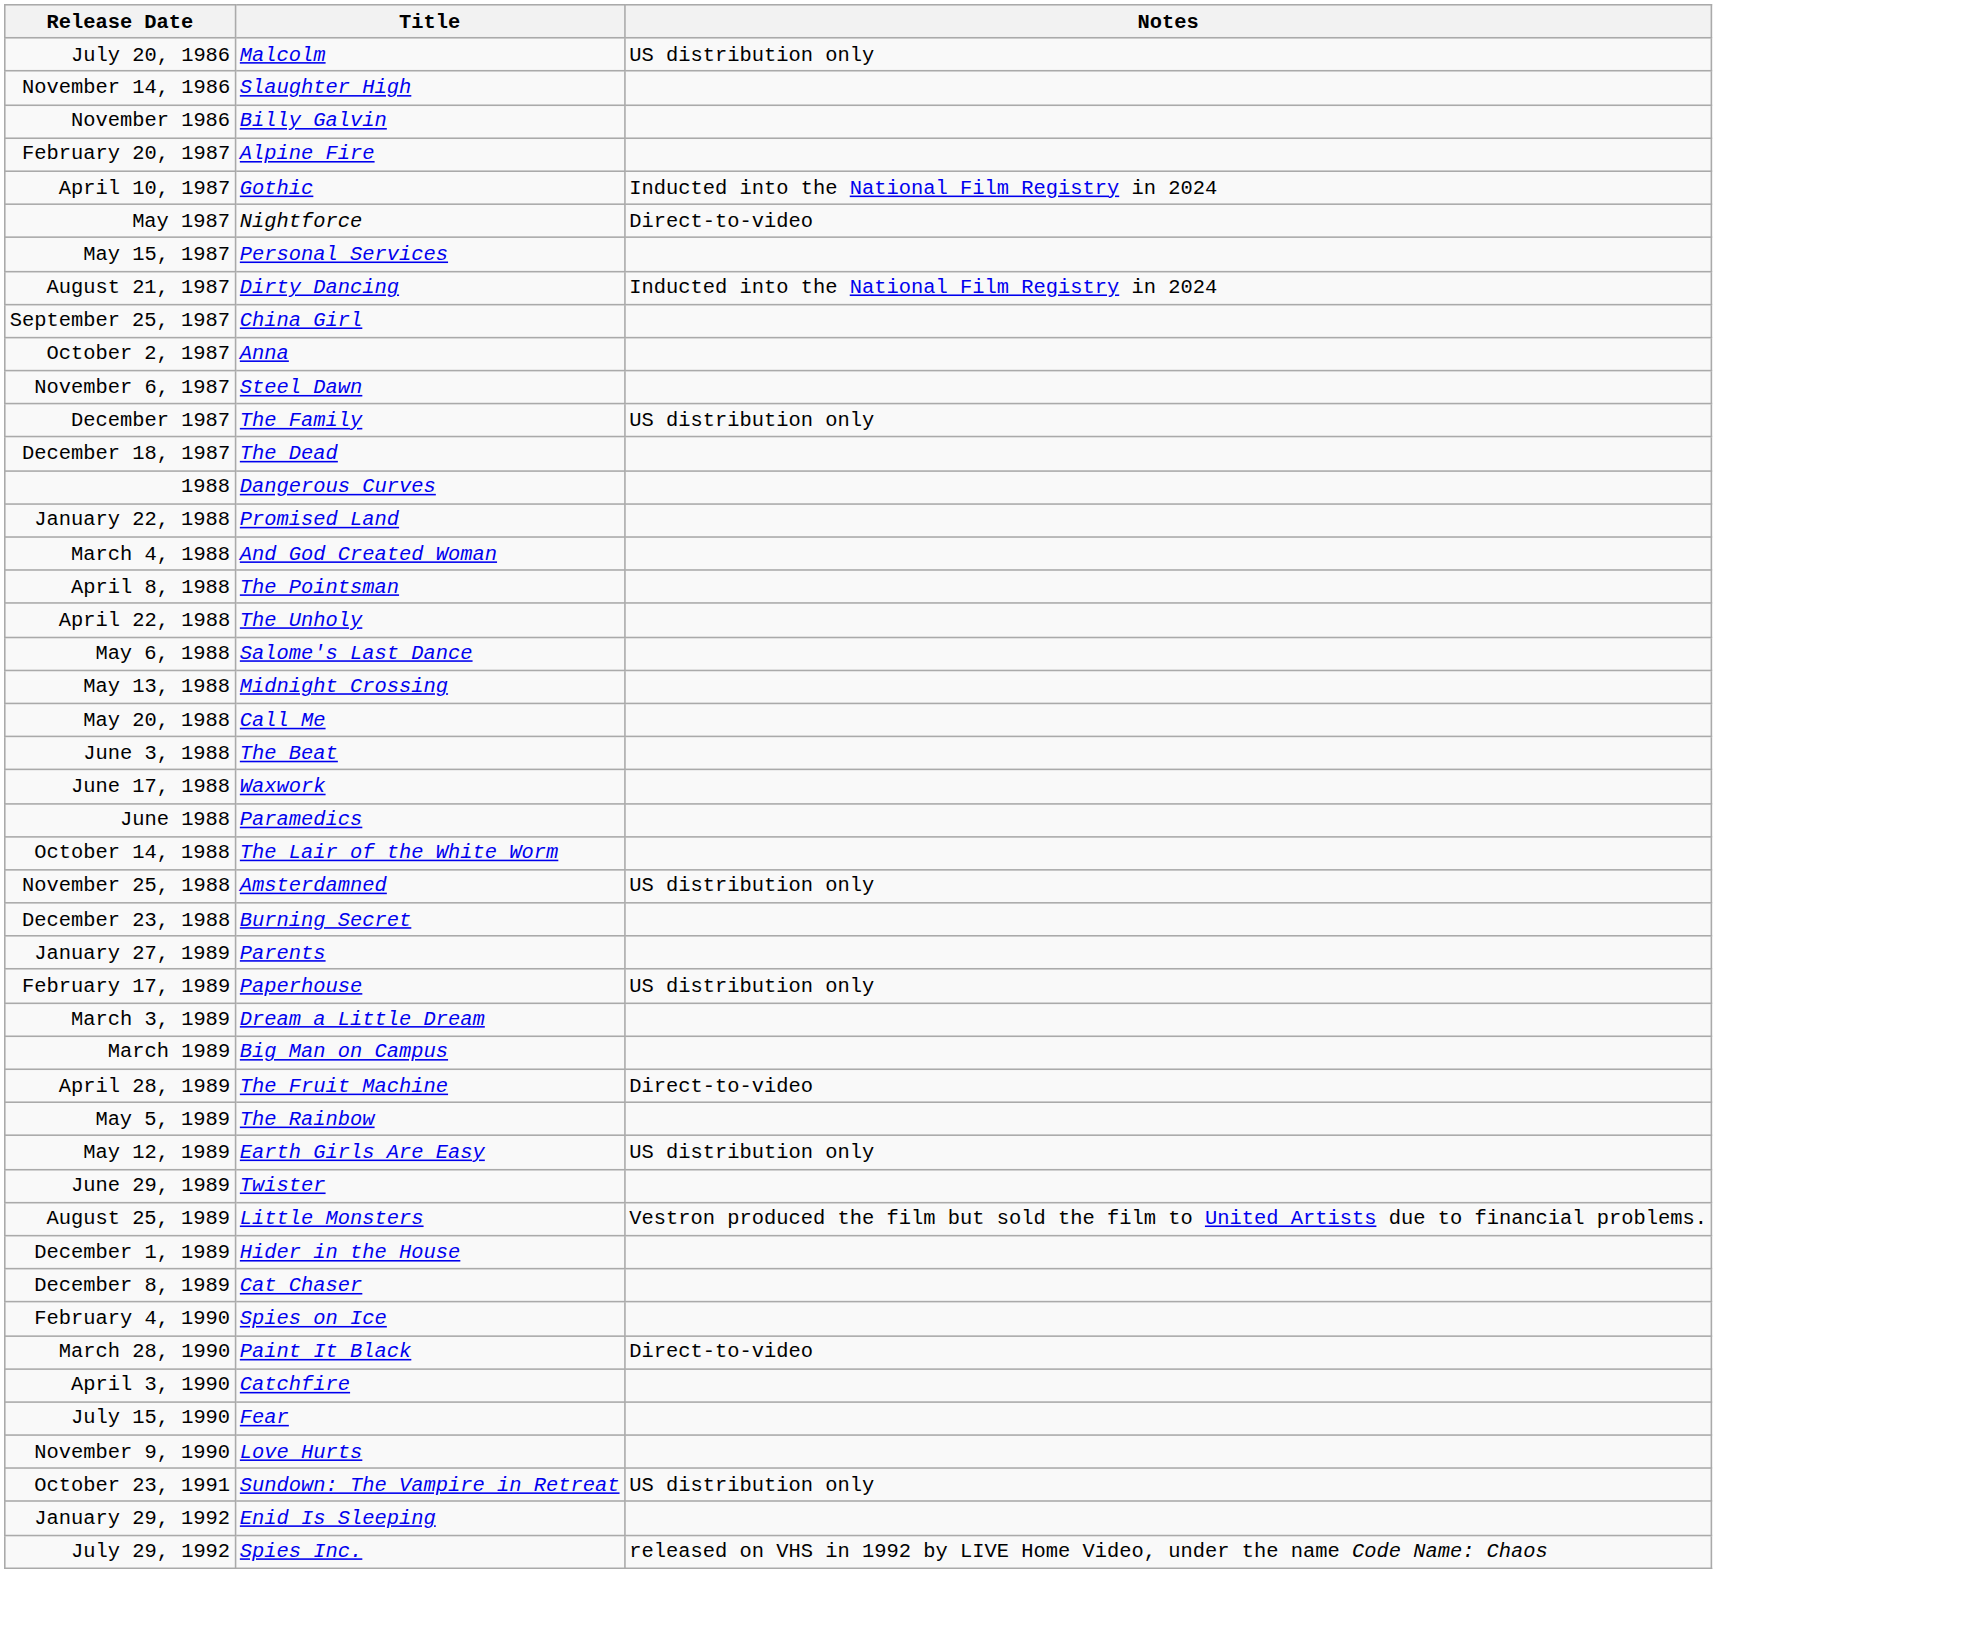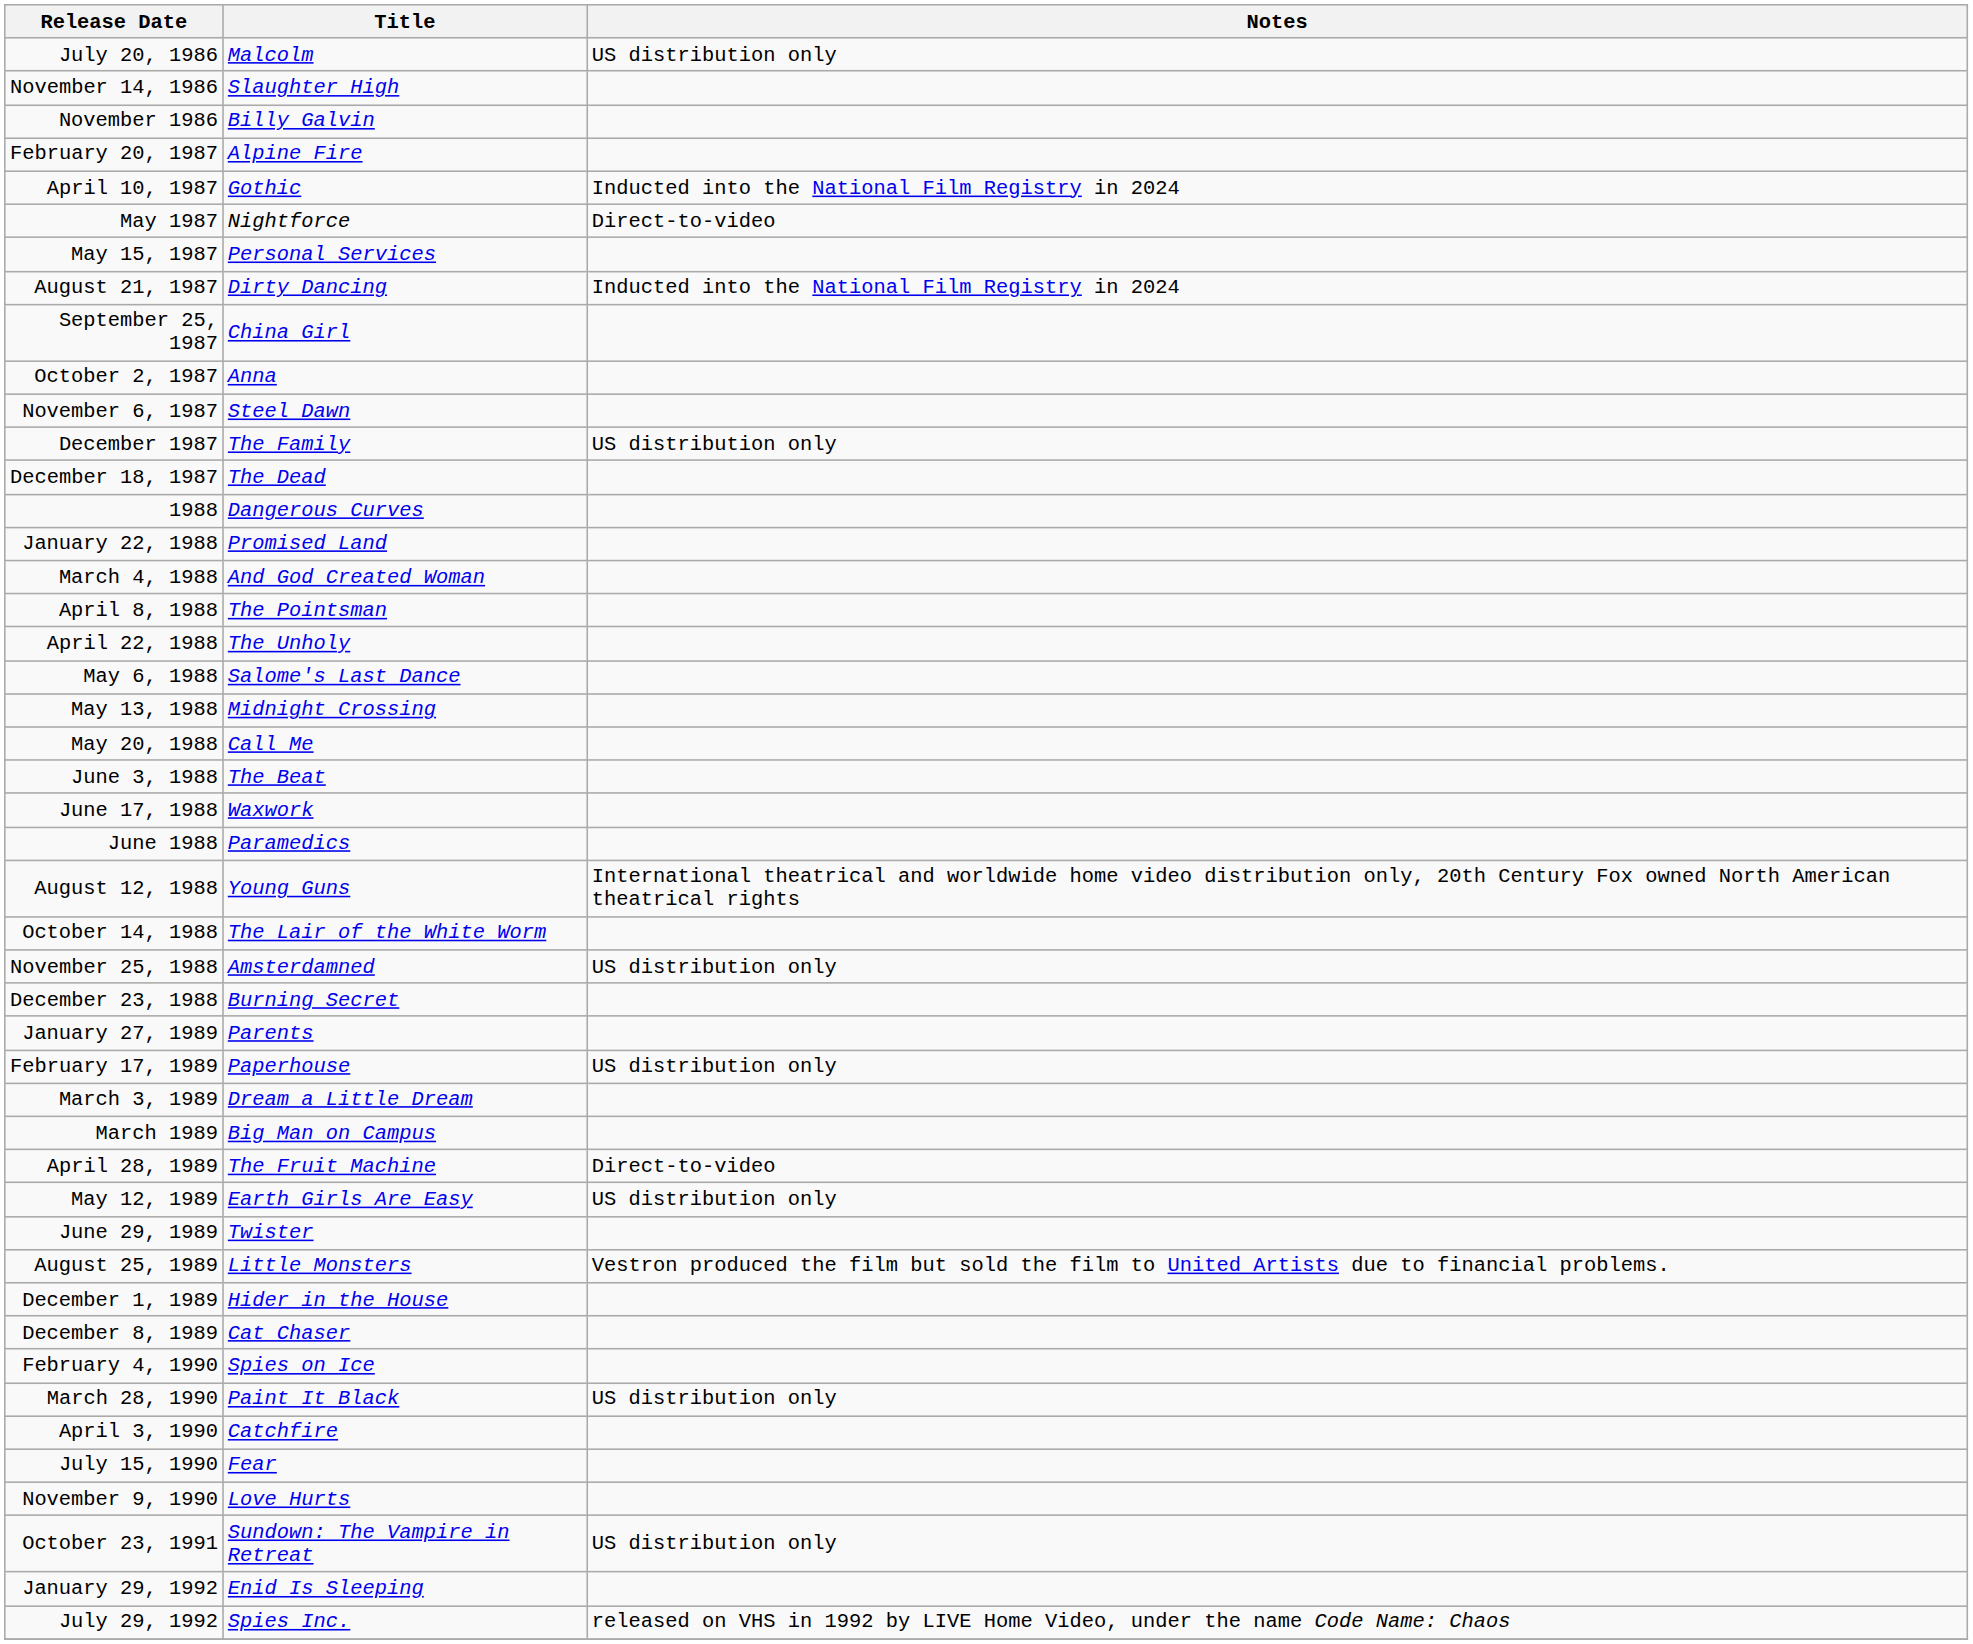+ row: (126, 888)
- row: (163, 1119)
(721, 1352) Direct-to-video -> (714, 1399) US distribution only
